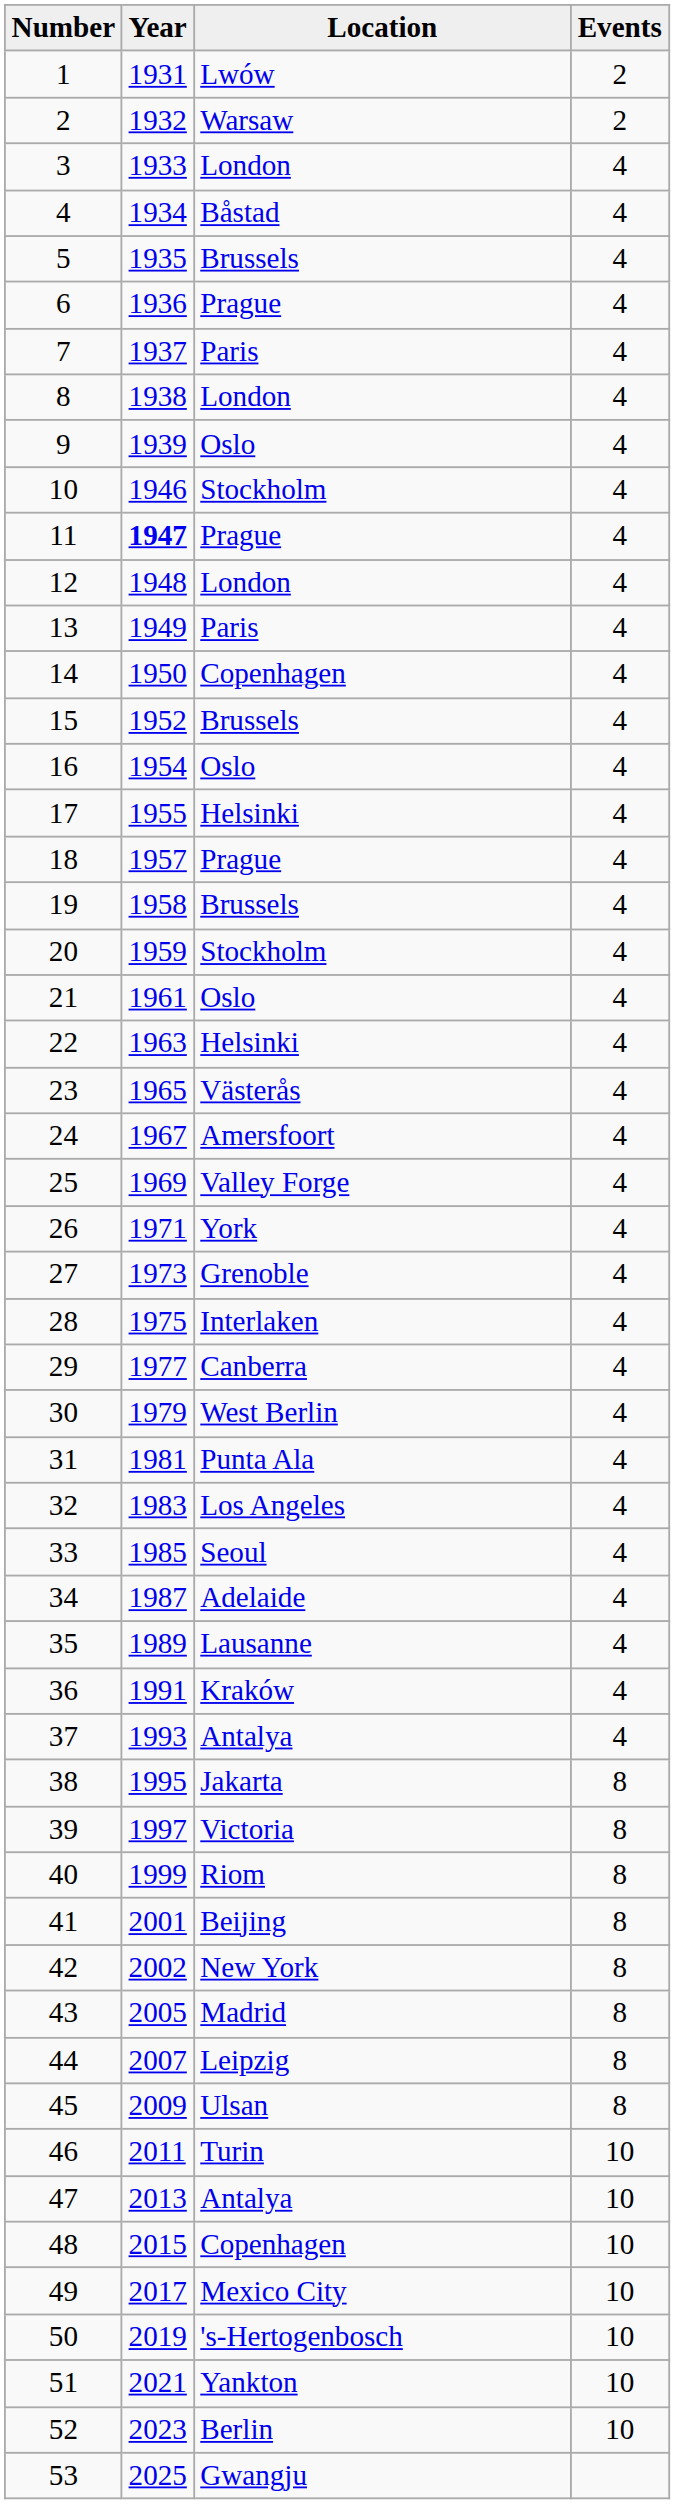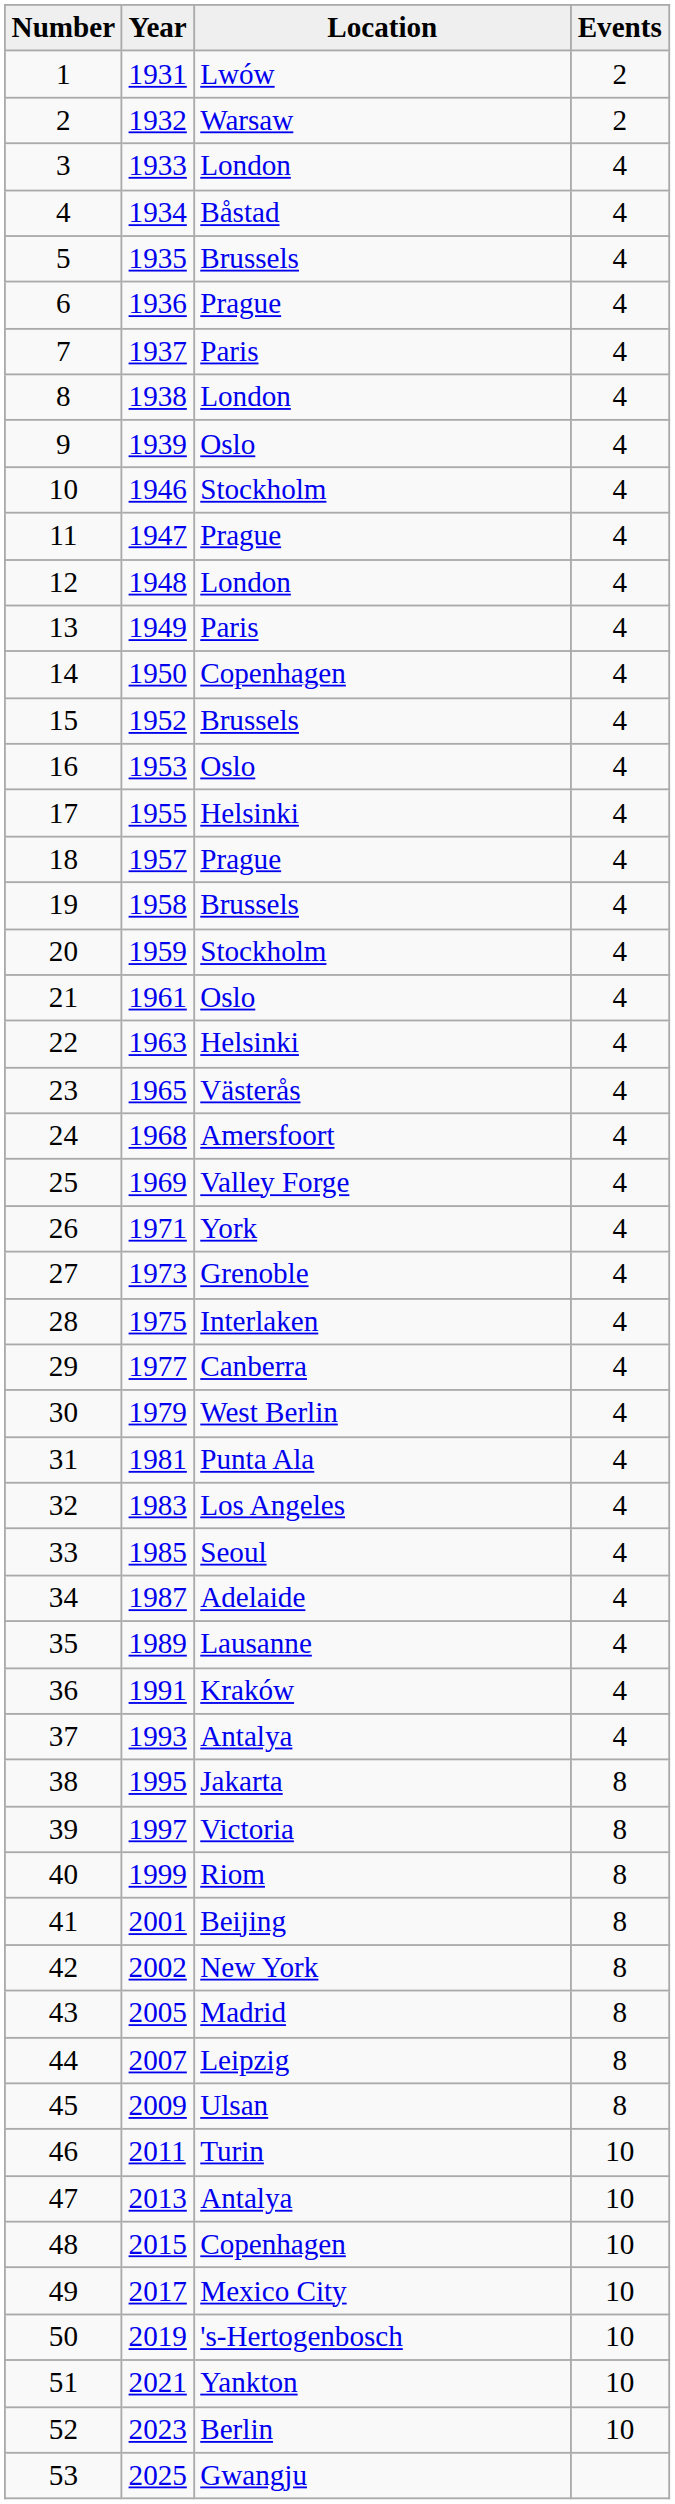(158, 535) bold -> (158, 535) normal
(158, 766) 1954 -> (158, 766) 1953
(158, 1135) 1967 -> (158, 1135) 1968
